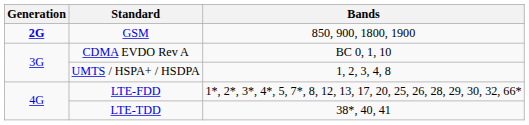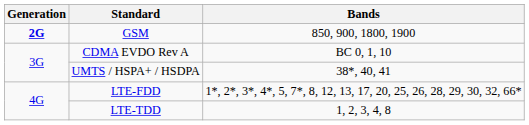(364, 71) 1, 2, 3, 4, 8 -> (364, 71) 38*, 40, 41
(364, 110) 38*, 40, 41 -> (364, 110) 1, 2, 3, 4, 8
